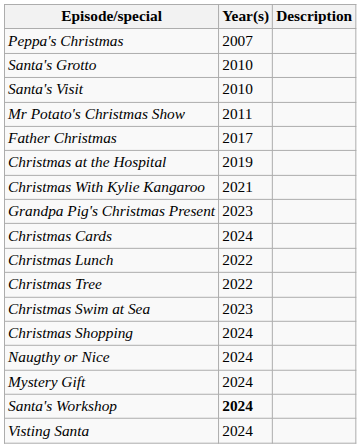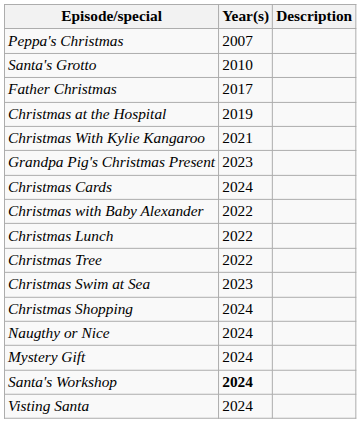- row: (46, 89)
- row: (97, 114)
+ row: (106, 211)
